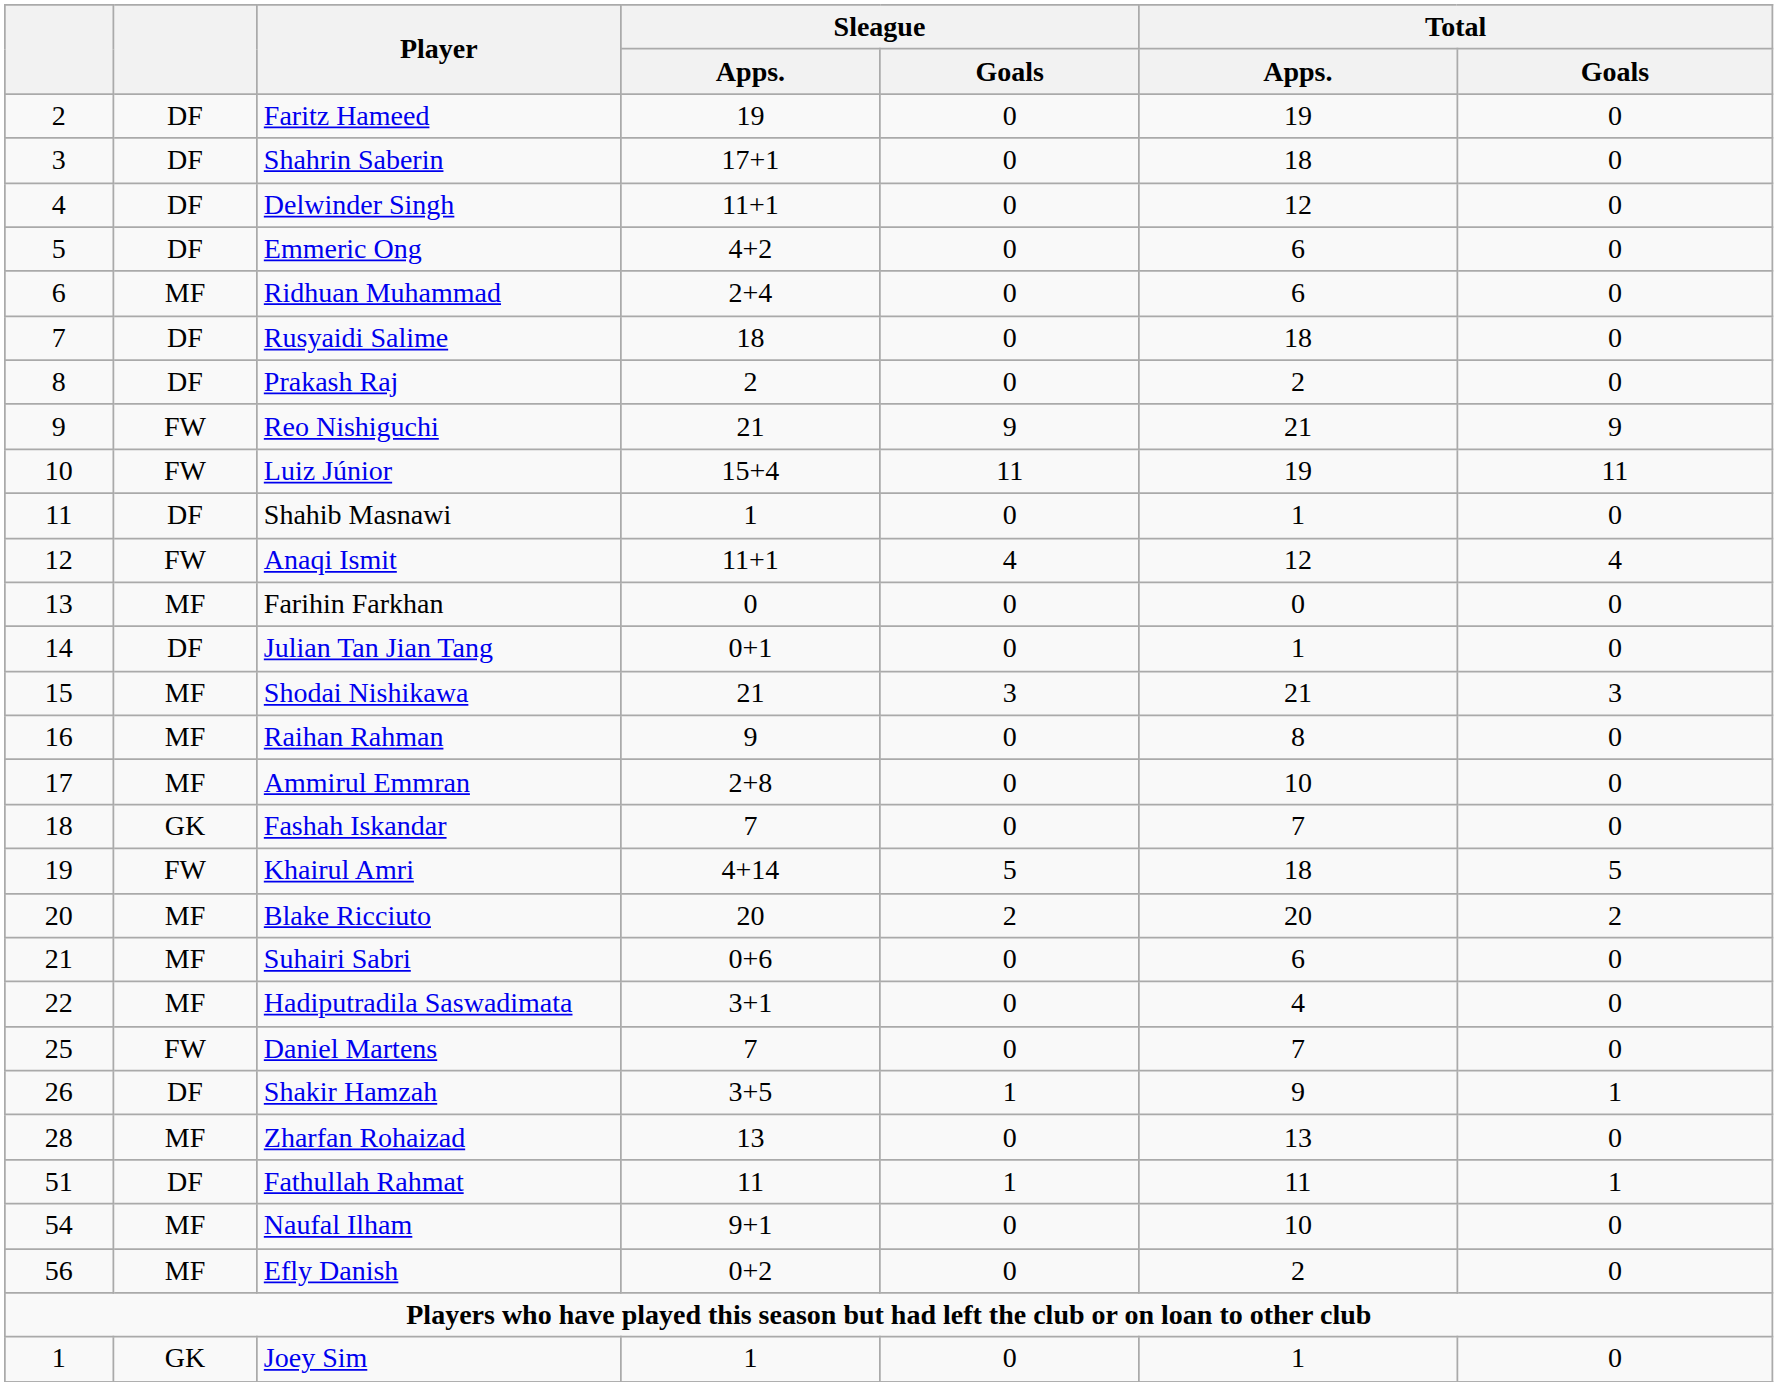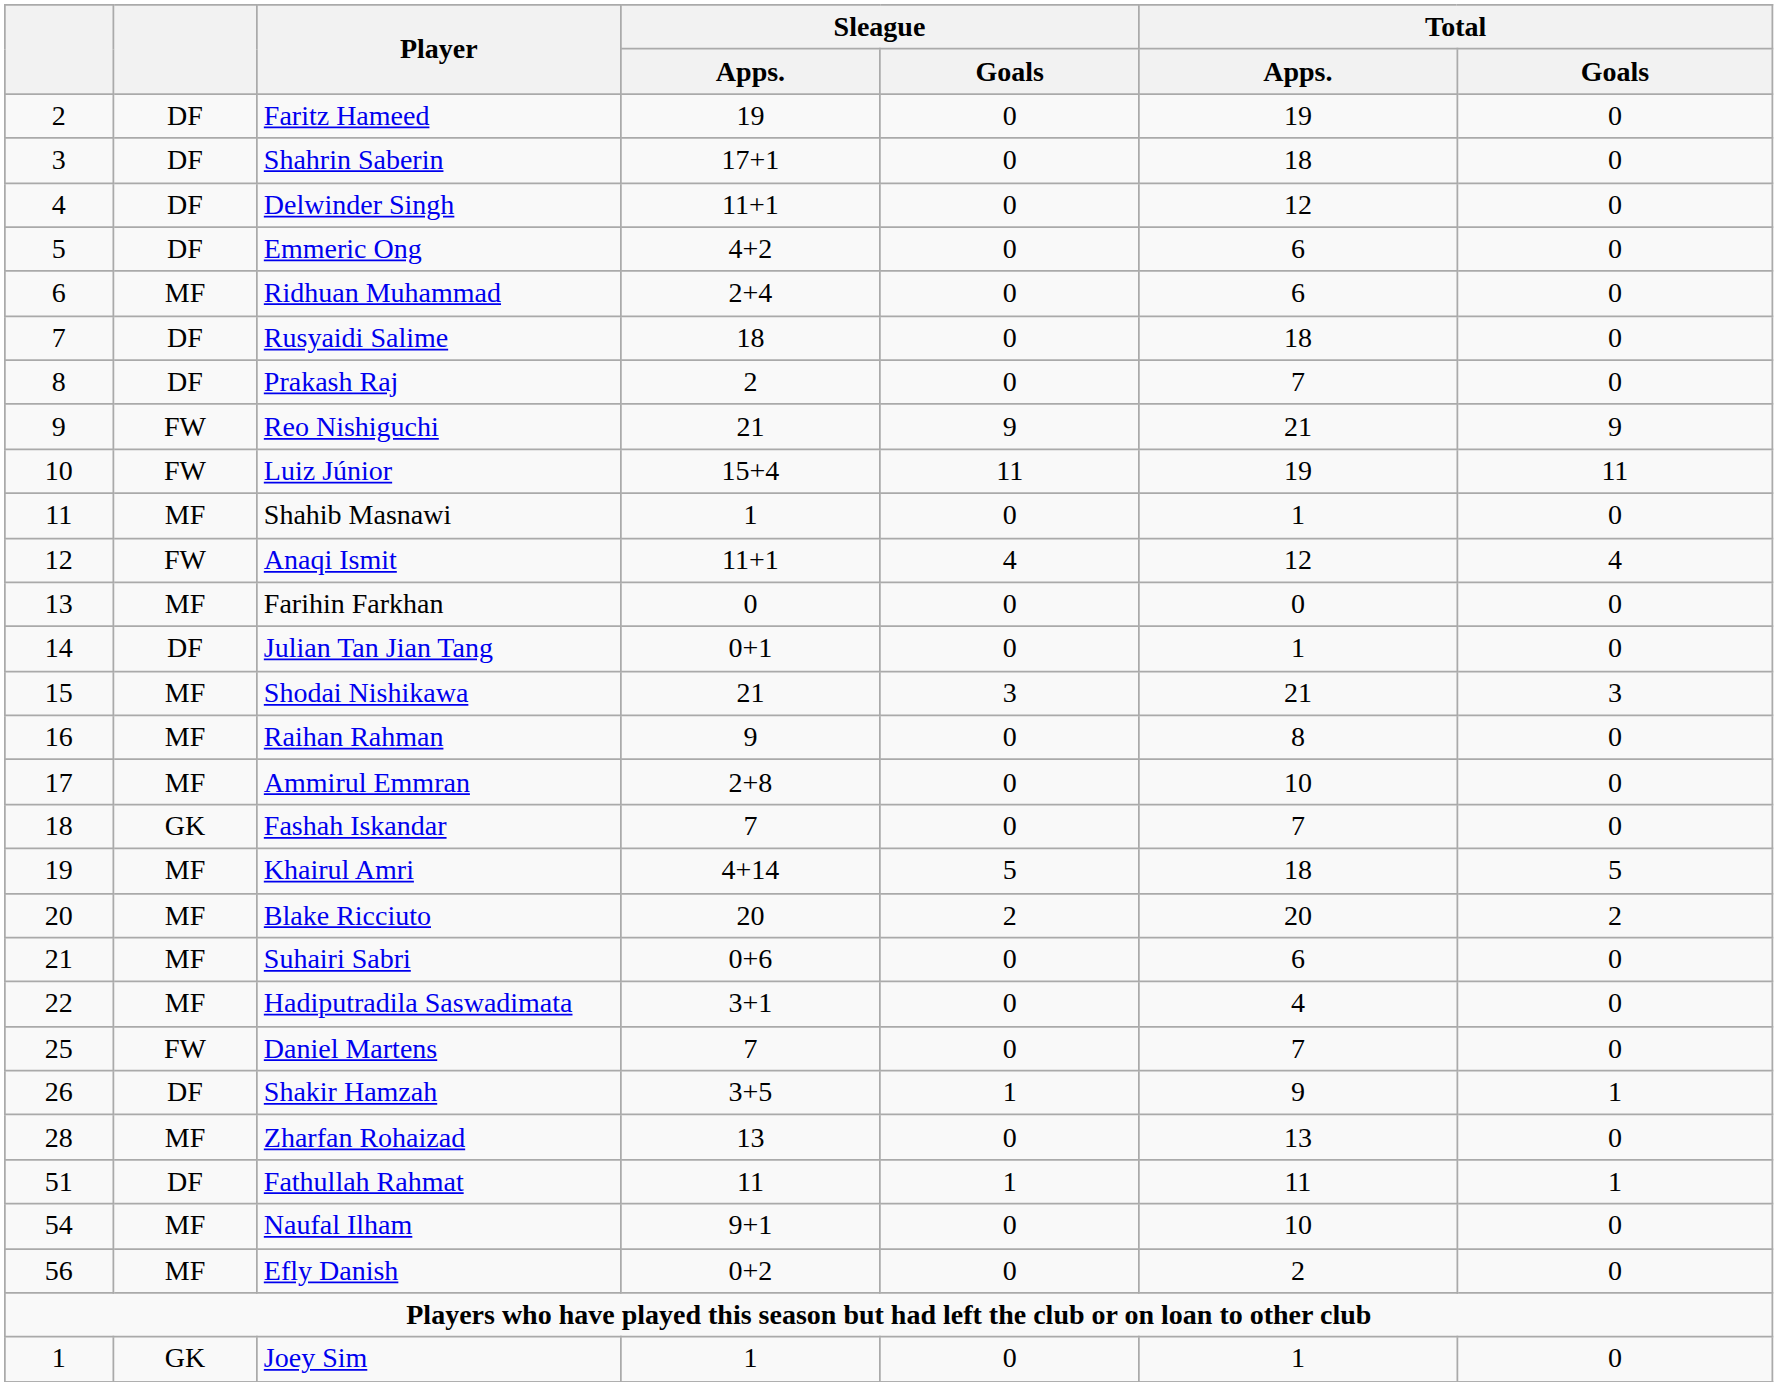(1298, 381) 2 -> (1298, 381) 7
(185, 515) DF -> (185, 515) MF
(185, 870) FW -> (185, 870) MF
